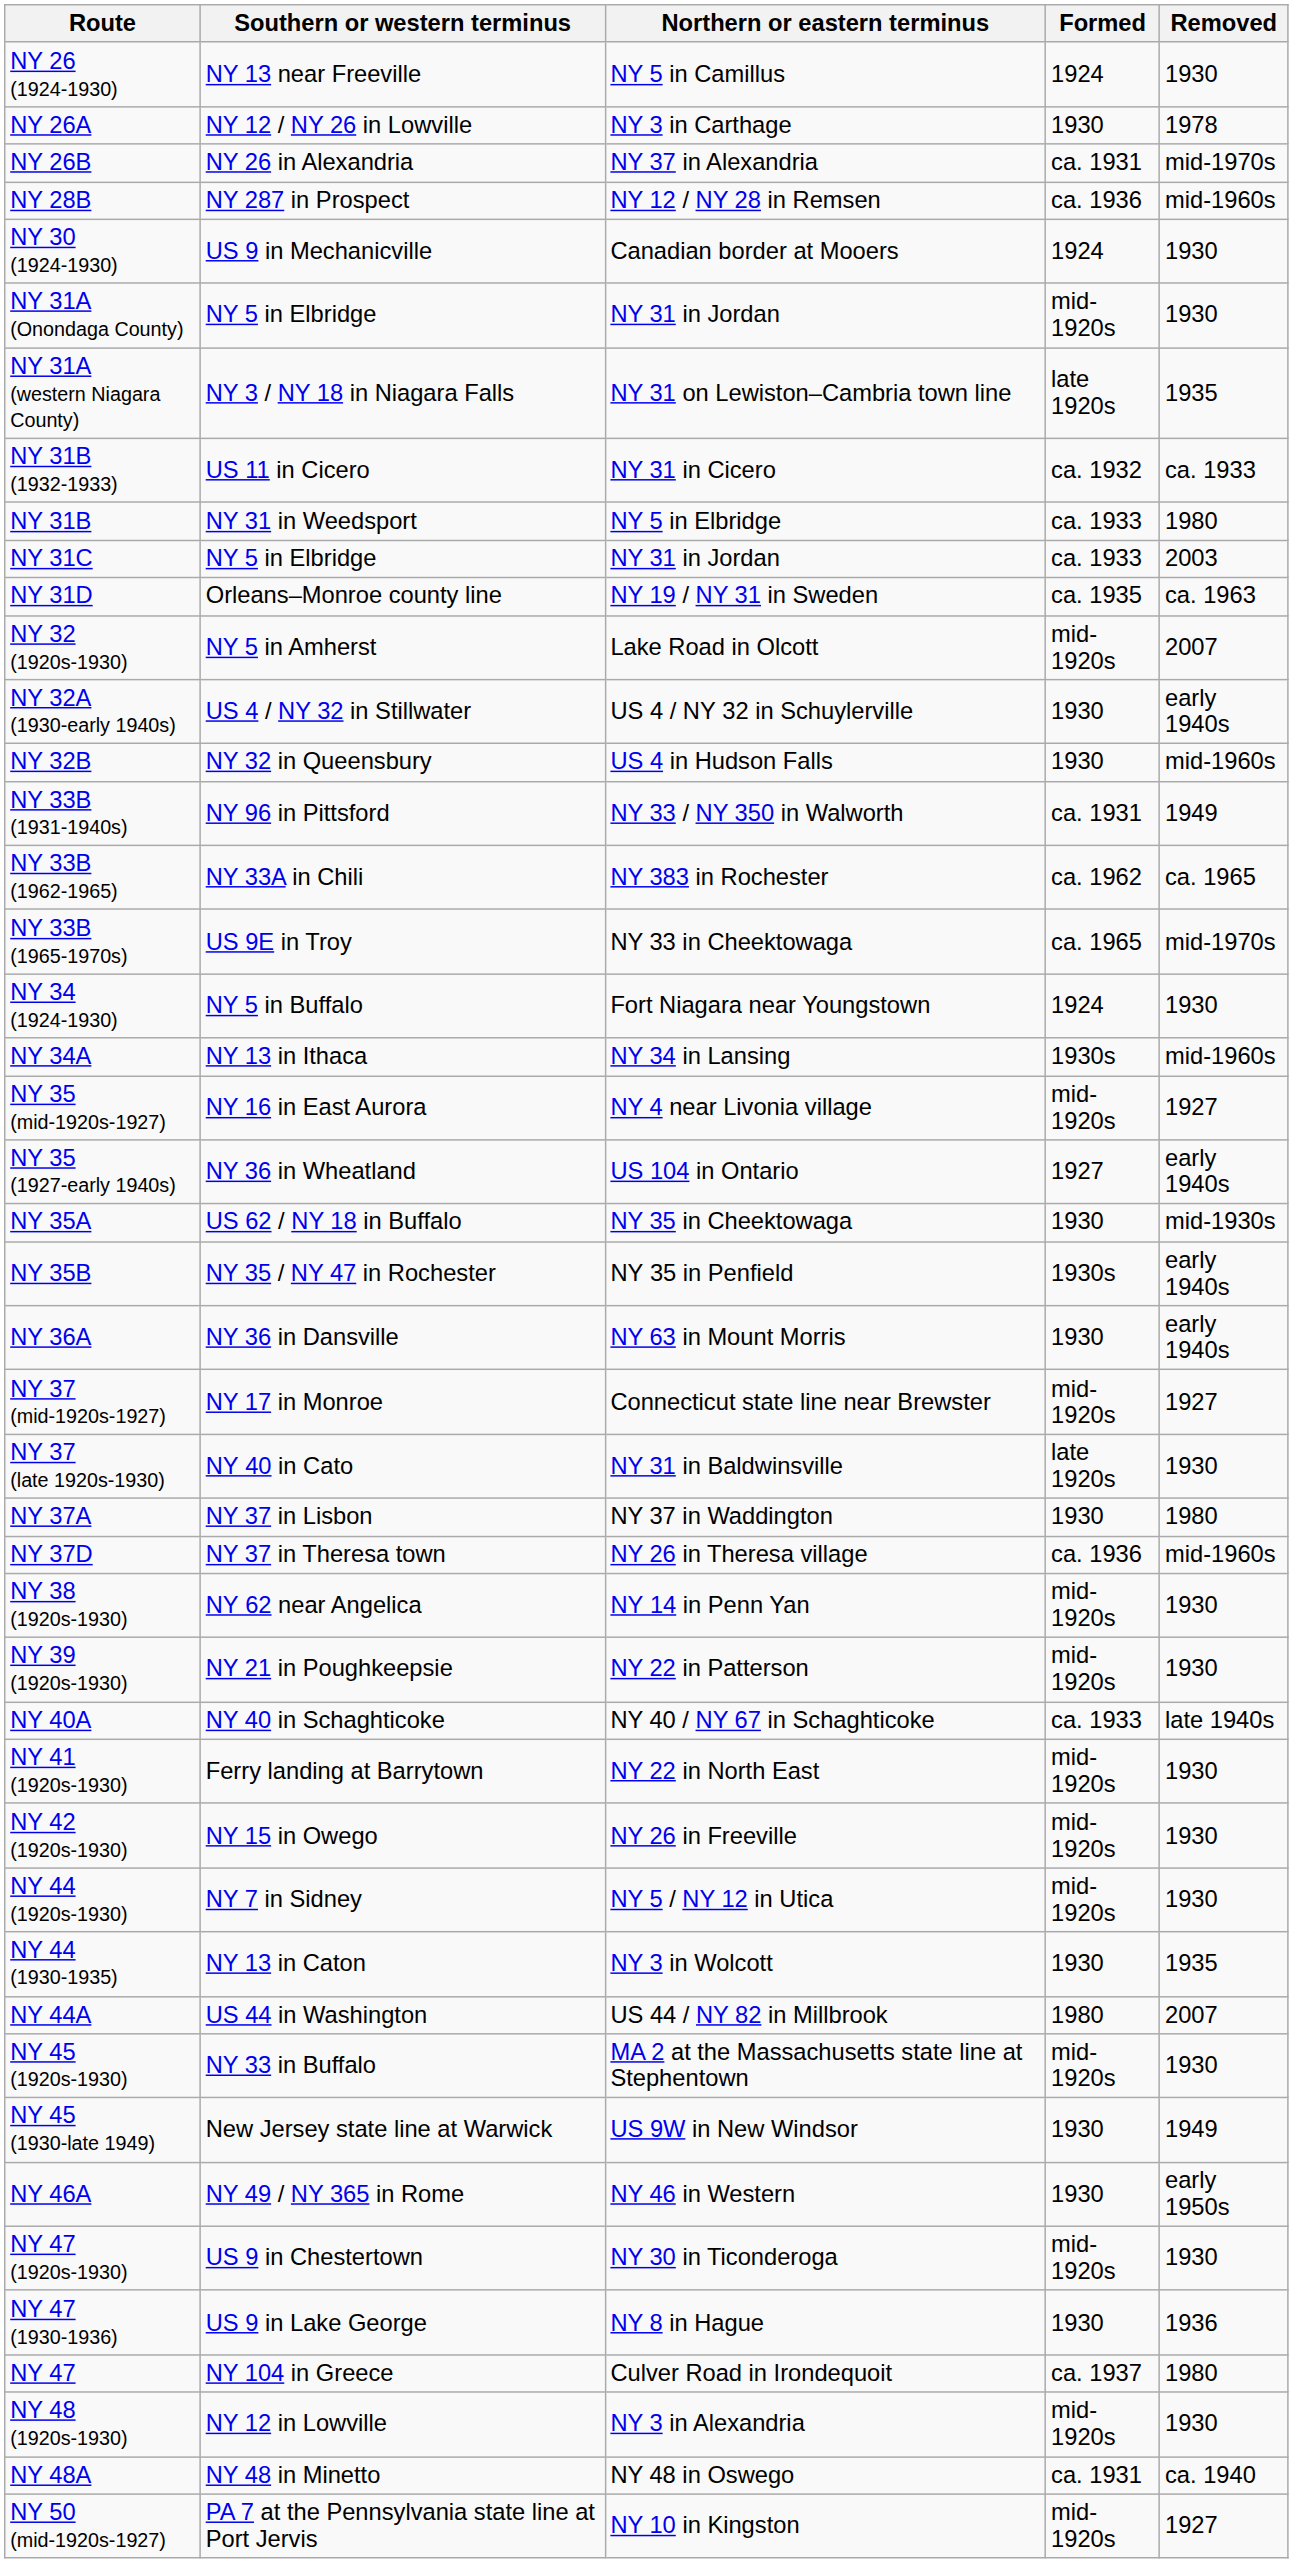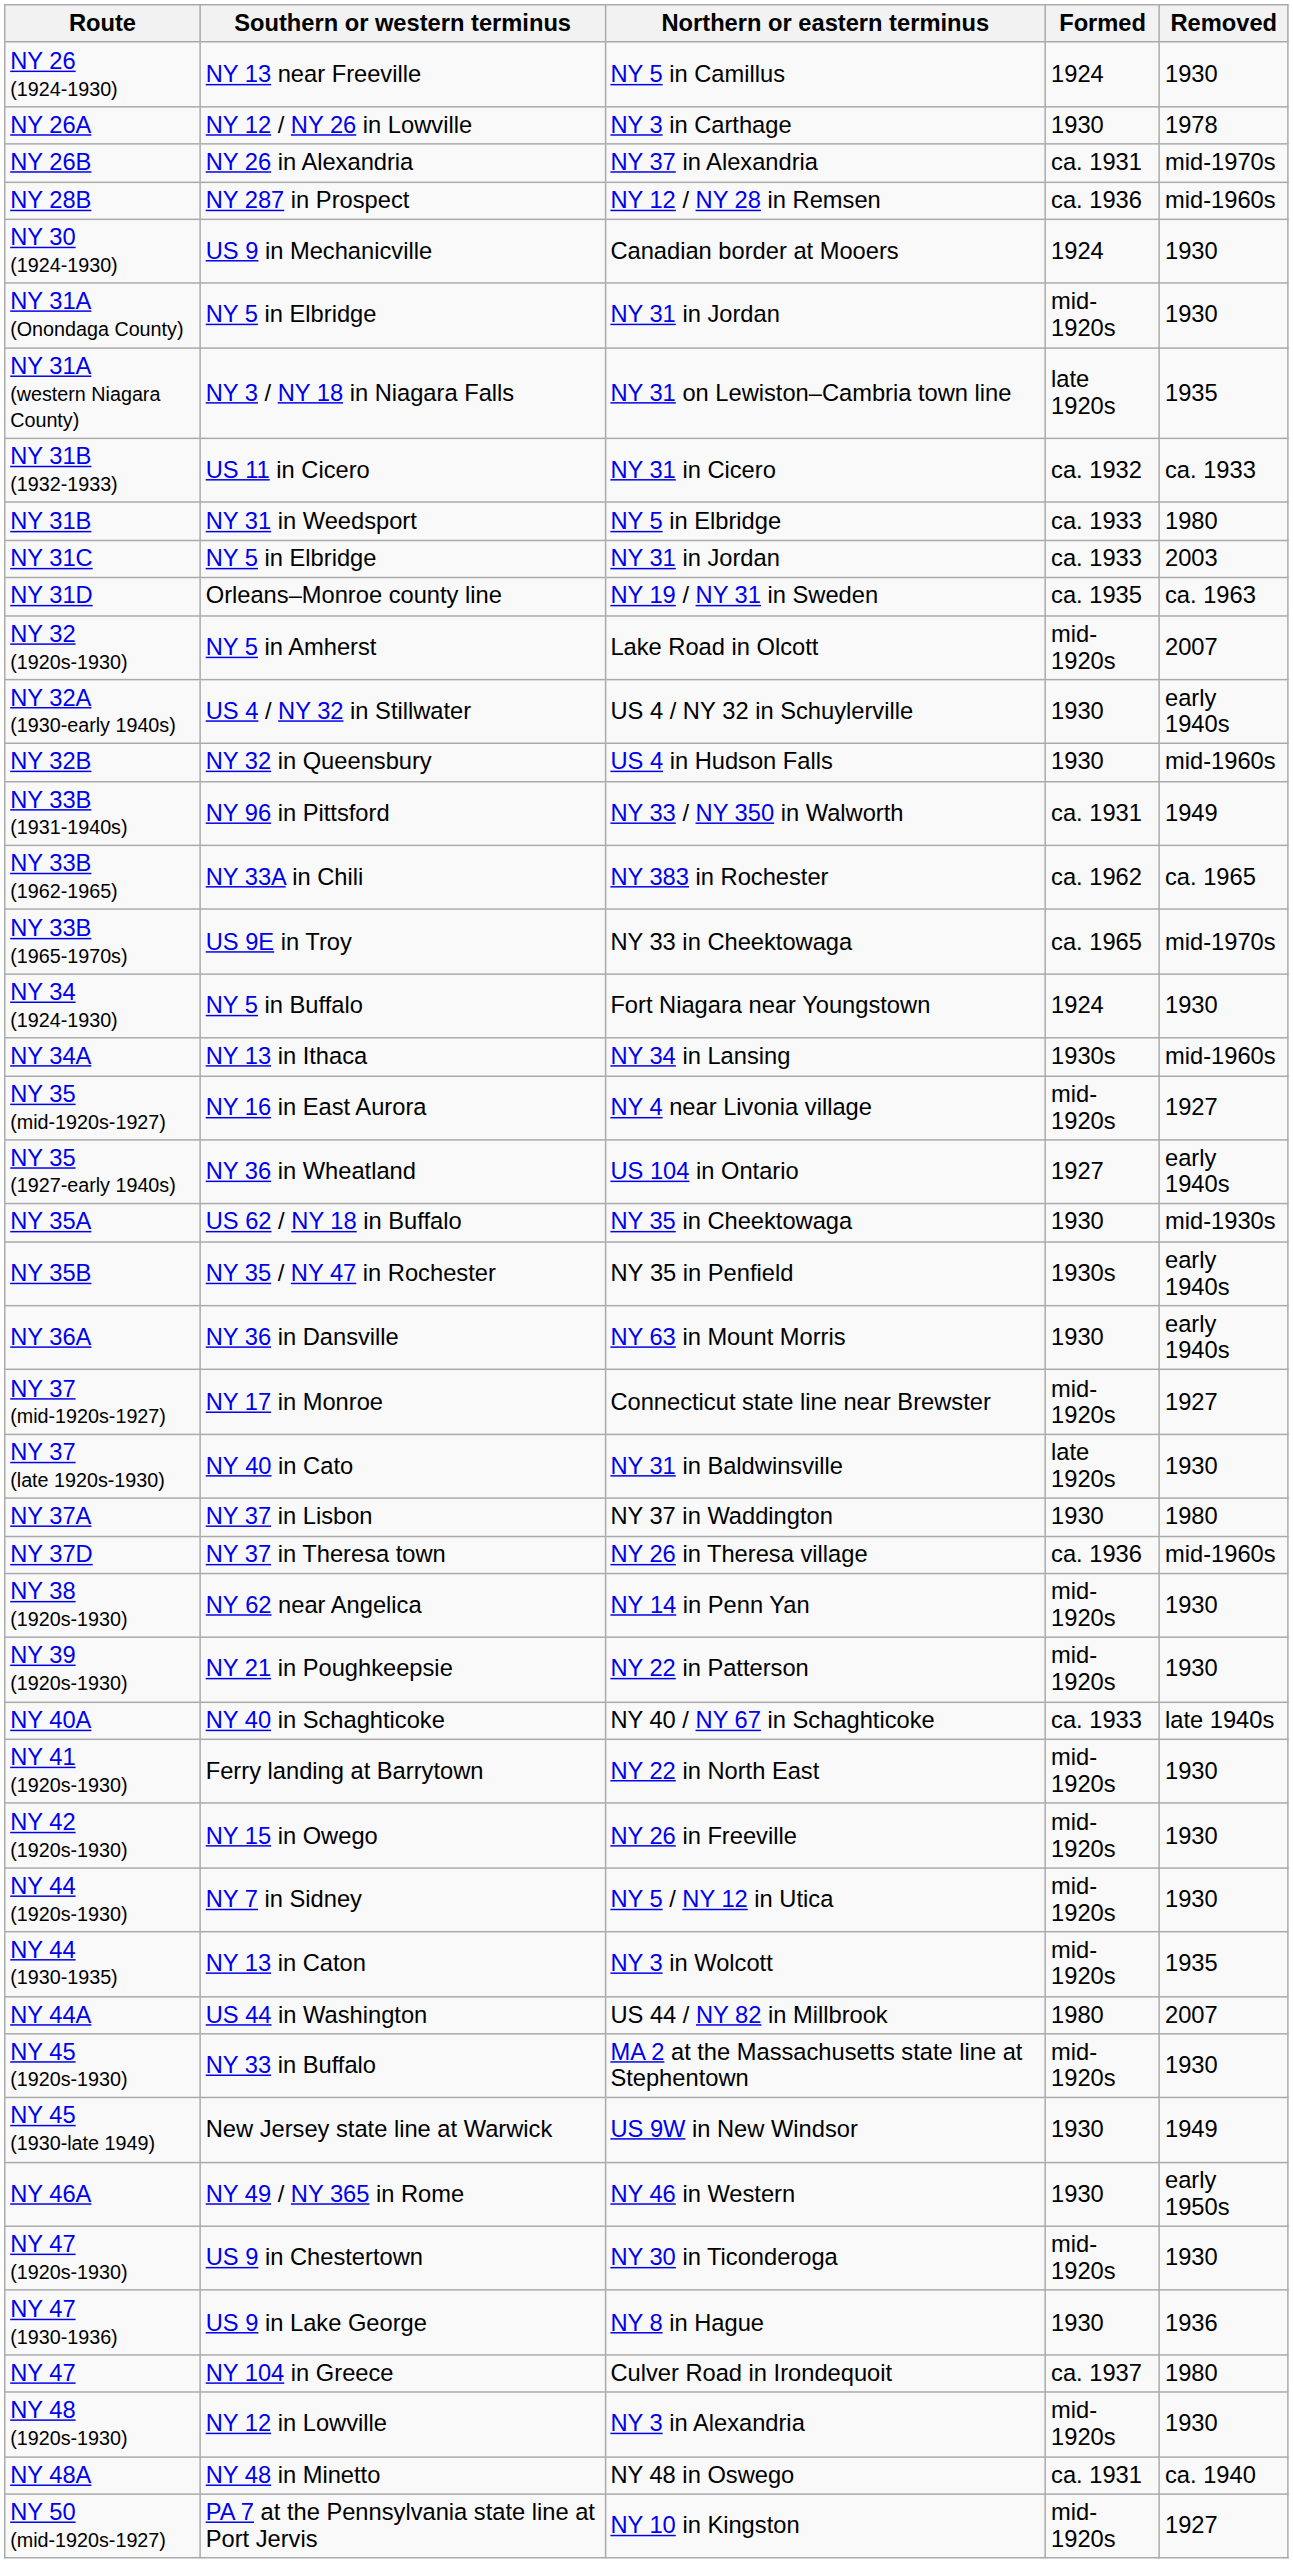(1077, 1963) 1930 -> (1083, 1963) mid-1920s
